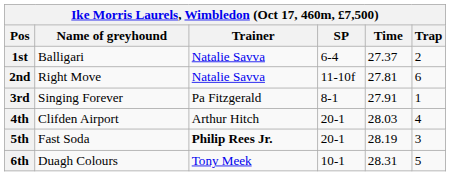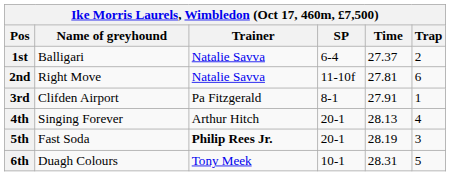(81, 98) Singing Forever -> (78, 98) Clifden Airport
(78, 118) Clifden Airport -> (81, 118) Singing Forever
(383, 118) 28.03 -> (383, 118) 28.13
